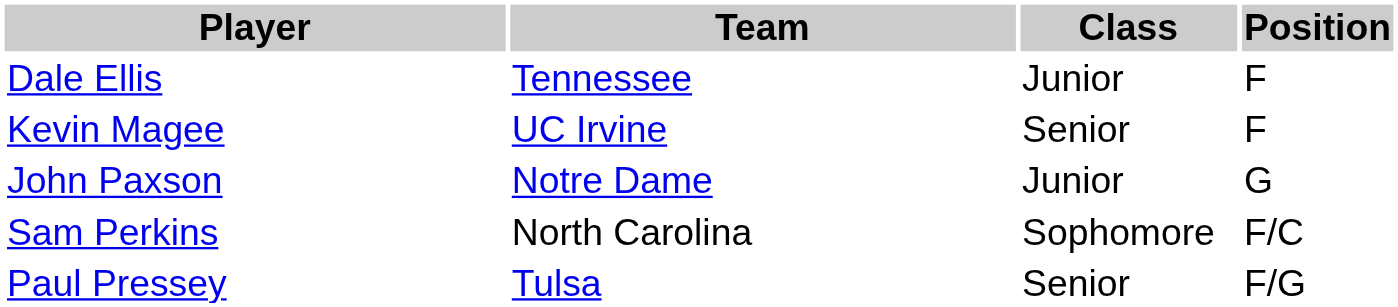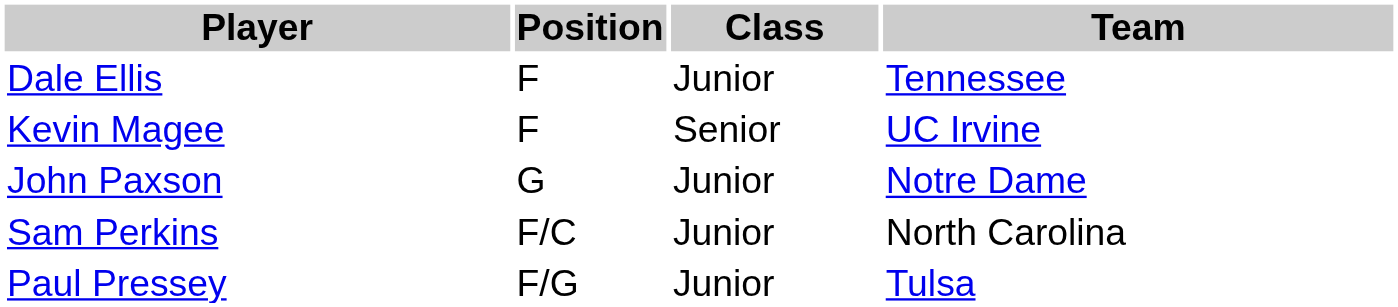columns swapped: (1317, 27) <-> (762, 27)
(1118, 232) Sophomore -> (724, 232) Junior
(1076, 283) Senior -> (724, 283) Junior
